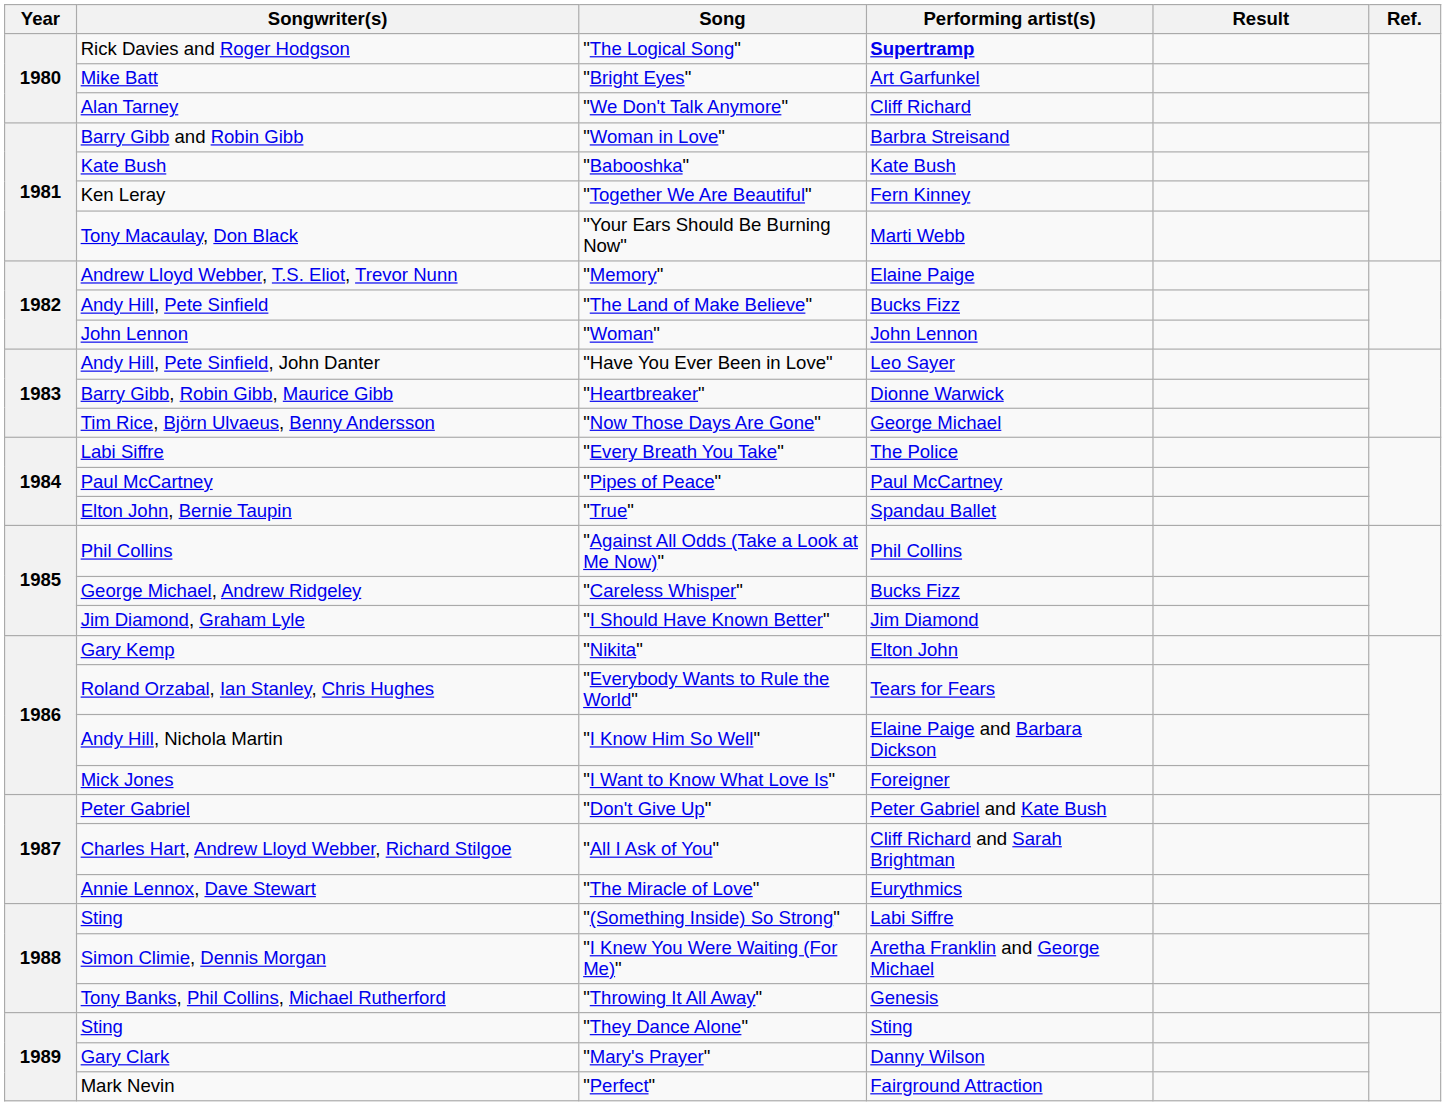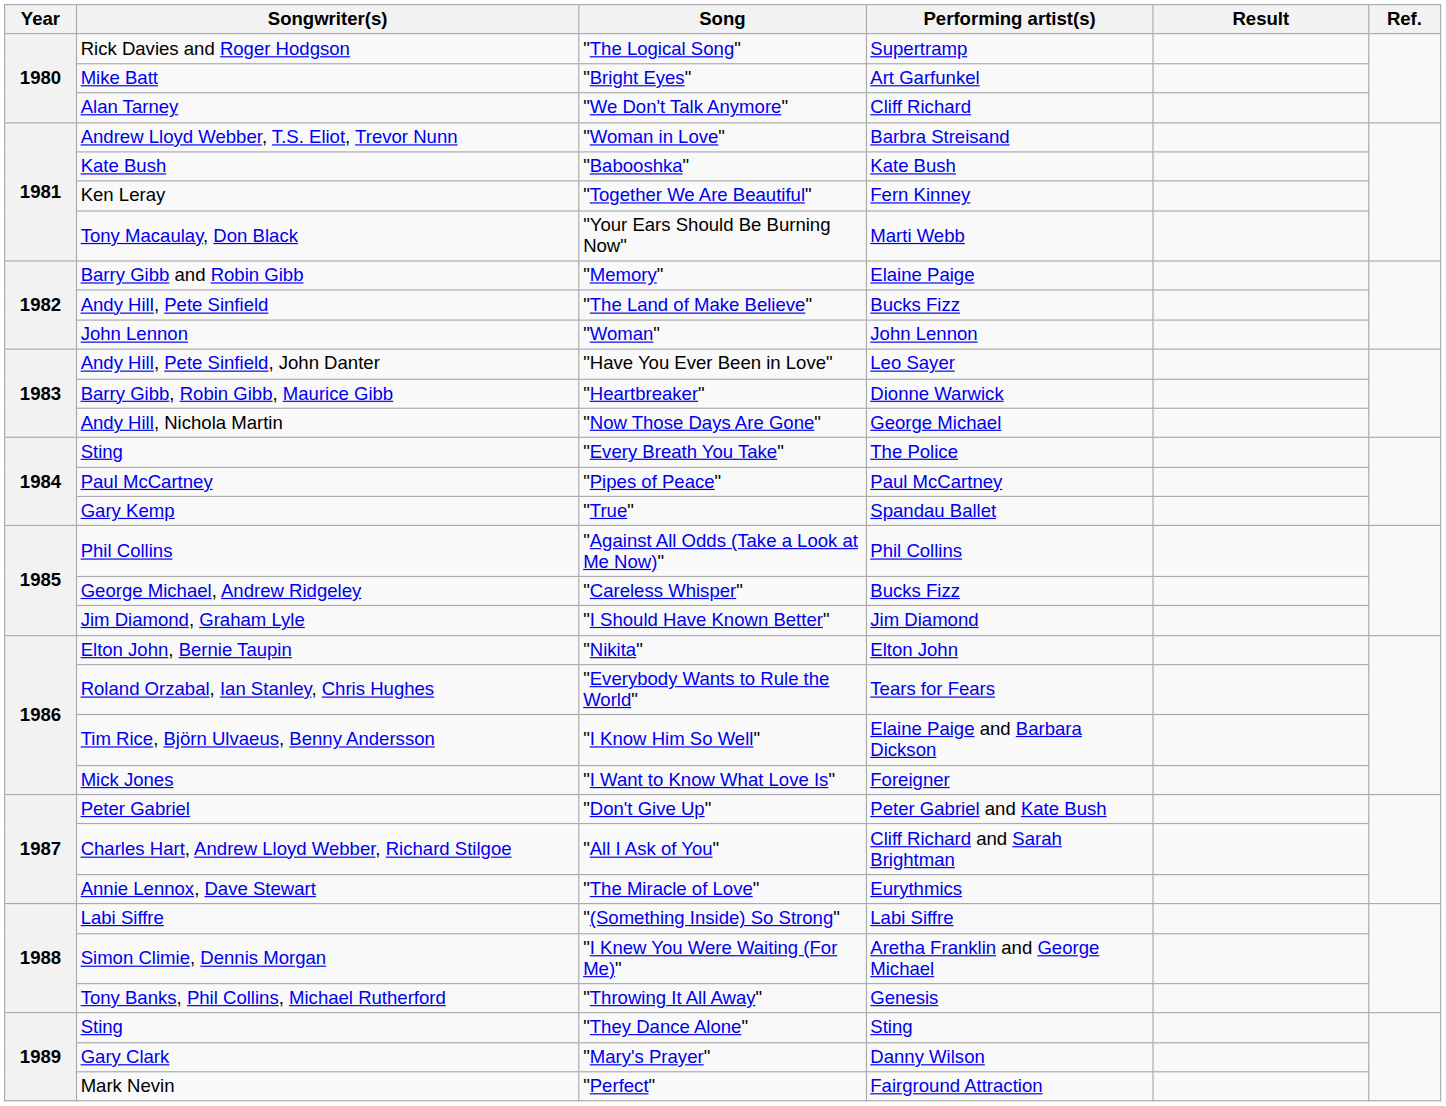(922, 48) bold -> (919, 48) normal
(192, 136) Barry Gibb and Robin Gibb -> (269, 136) Andrew Lloyd Webber, T.S. Eliot, Trevor Nunn
(269, 275) Andrew Lloyd Webber, T.S. Eliot, Trevor Nunn -> (192, 275) Barry Gibb and Robin Gibb
(258, 422) Tim Rice, Björn Ulvaeus, Benny Andersson -> (182, 422) Andy Hill, Nichola Martin
(122, 452) Labi Siffre -> (102, 452) Sting
(186, 511) Elton John, Bernie Taupin -> (128, 511) Gary Kemp
(128, 649) Gary Kemp -> (186, 649) Elton John, Bernie Taupin
(182, 739) Andy Hill, Nichola Martin -> (258, 739) Tim Rice, Björn Ulvaeus, Benny Andersson
(102, 918) Sting -> (122, 918) Labi Siffre
